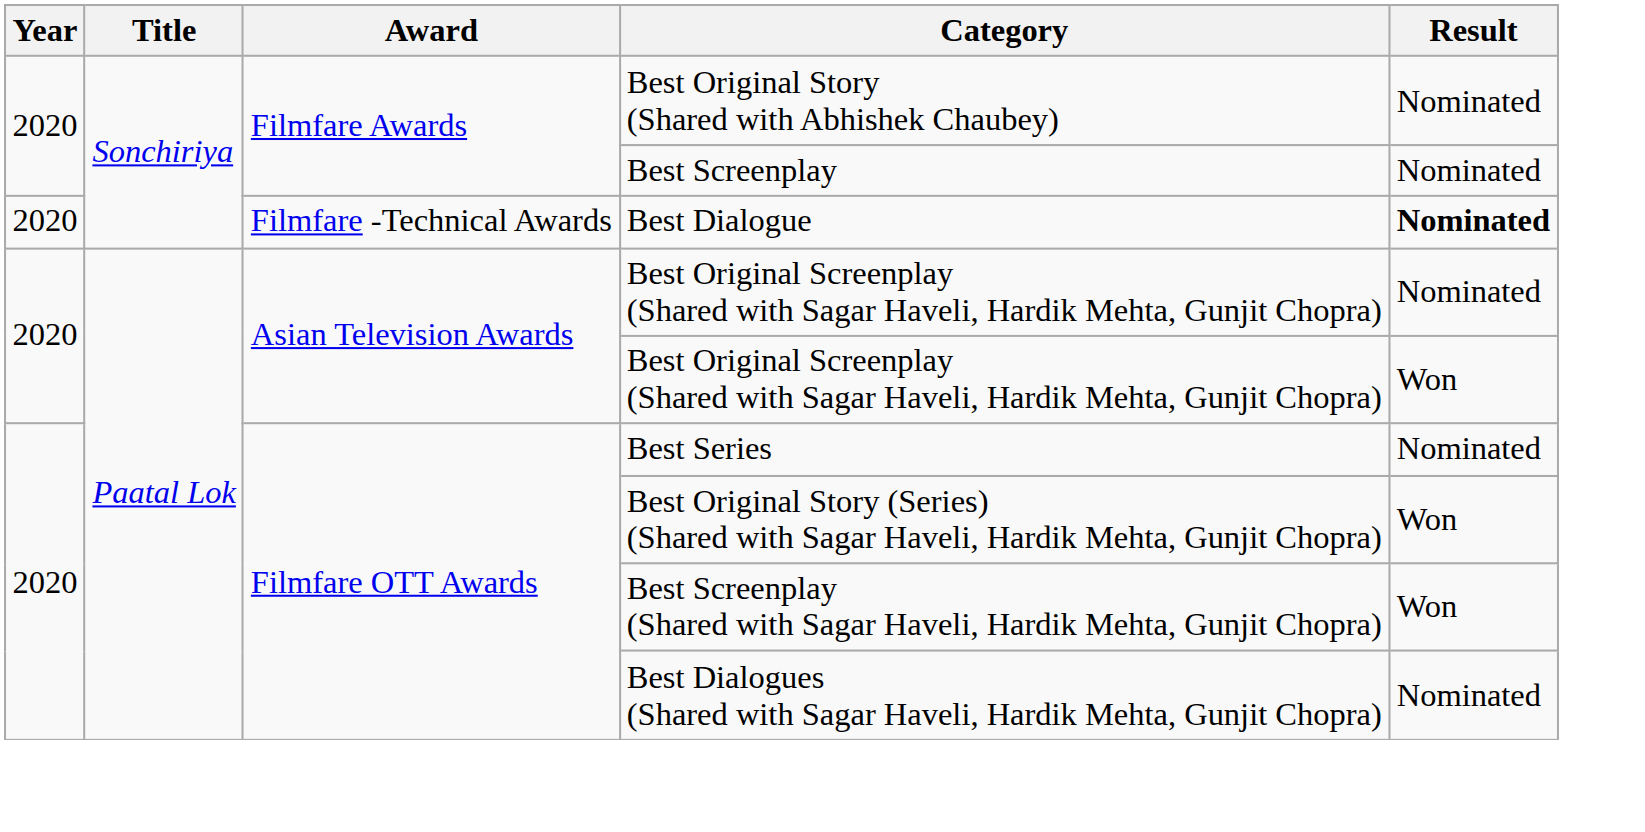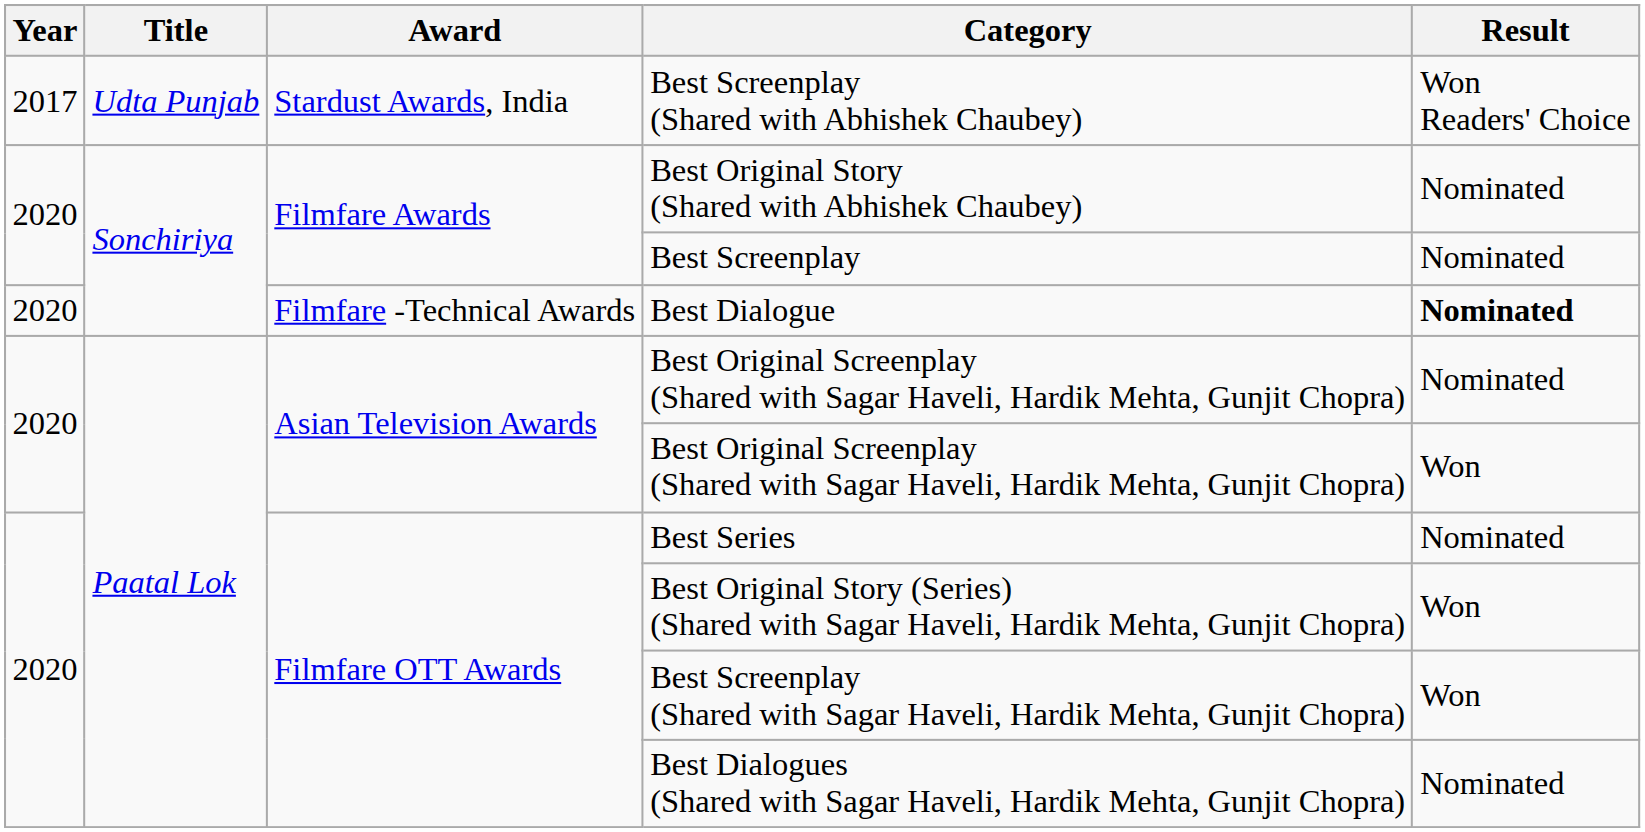+ row: (421, 100)
